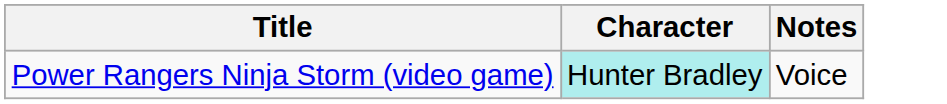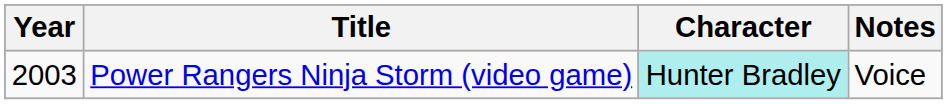+ column: (44, 27)
